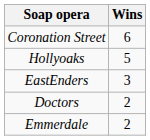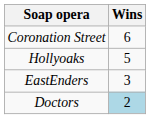(127, 102) no background -> (127, 102) lightblue background
- row: (57, 124)
